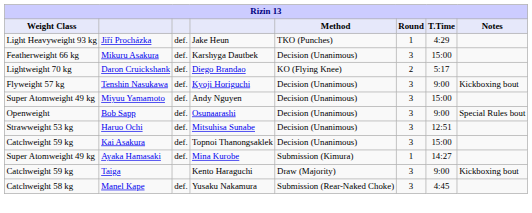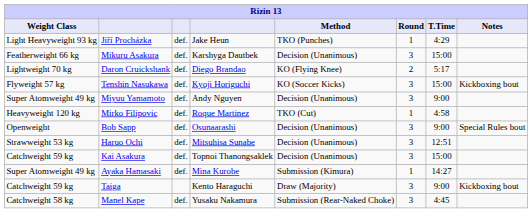(317, 84) Decision (Unanimous) -> (311, 84) KO (Soccer Kicks)
(441, 84) 9:00 -> (441, 84) 15:00
(441, 98) 15:00 -> (441, 98) 9:00
+ row: (129, 113)
